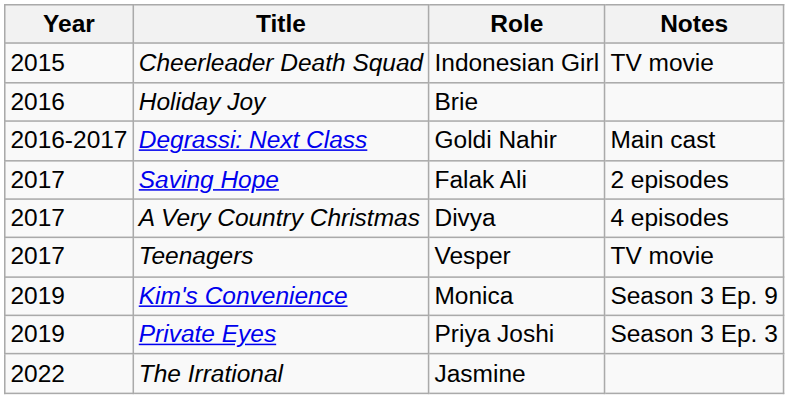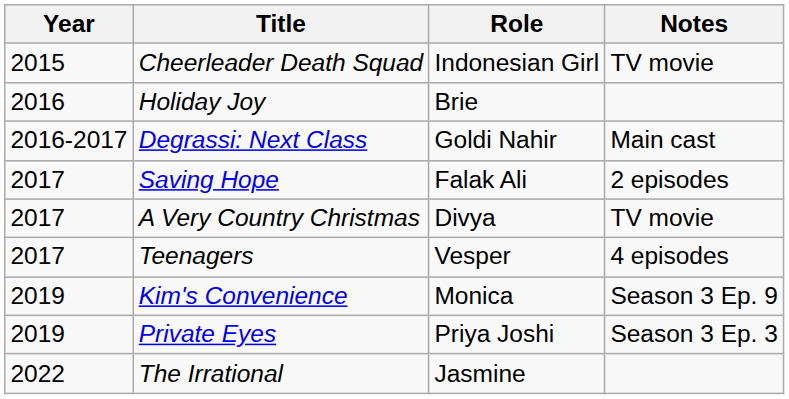(670, 218) 4 episodes -> (662, 218) TV movie
(662, 256) TV movie -> (670, 256) 4 episodes
